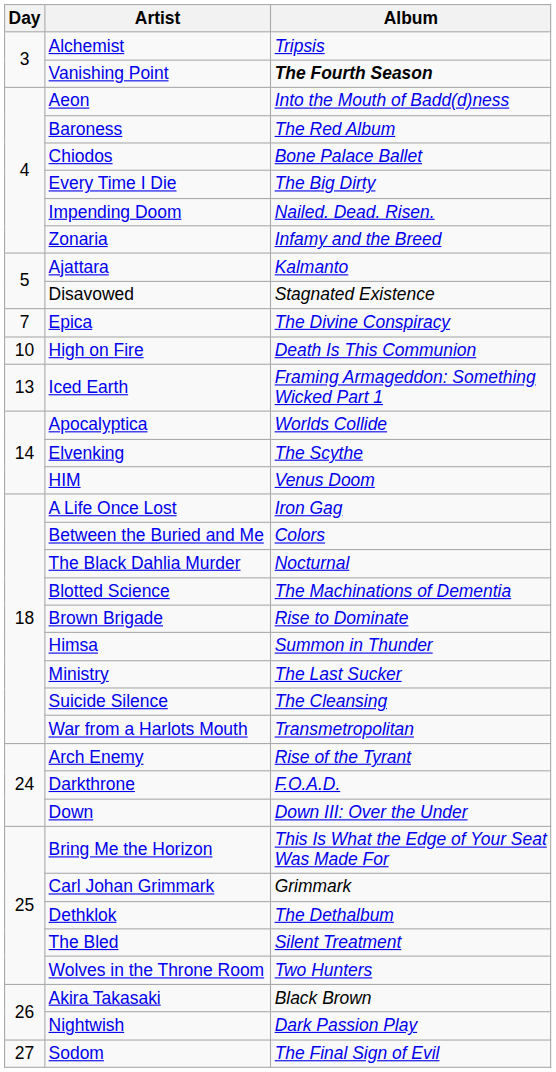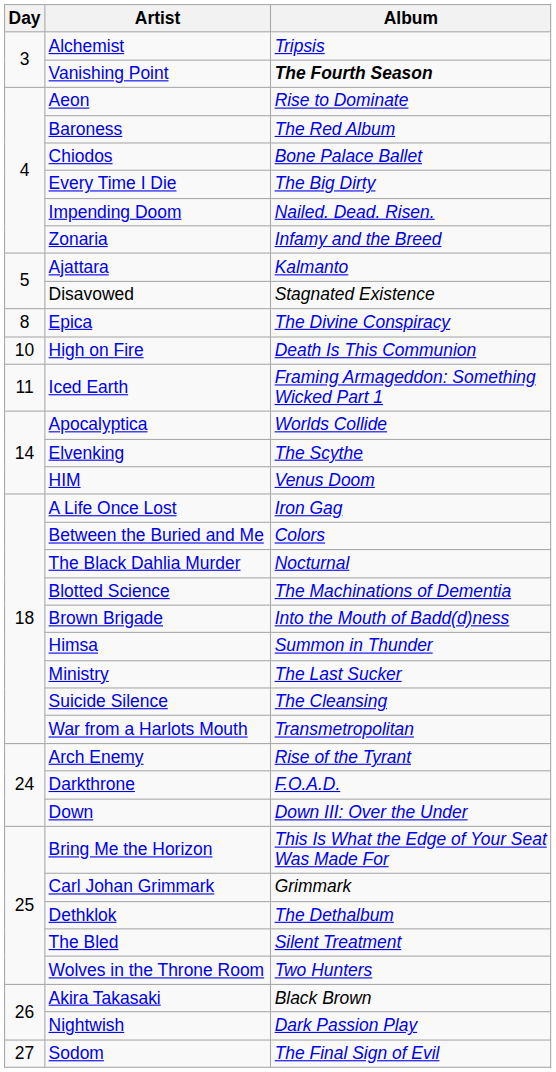(392, 101) Into the Mouth of Badd(d)ness -> (342, 101) Rise to Dominate
(25, 322) 7 -> (25, 322) 8
(25, 387) 13 -> (25, 387) 11
(342, 618) Rise to Dominate -> (392, 618) Into the Mouth of Badd(d)ness
